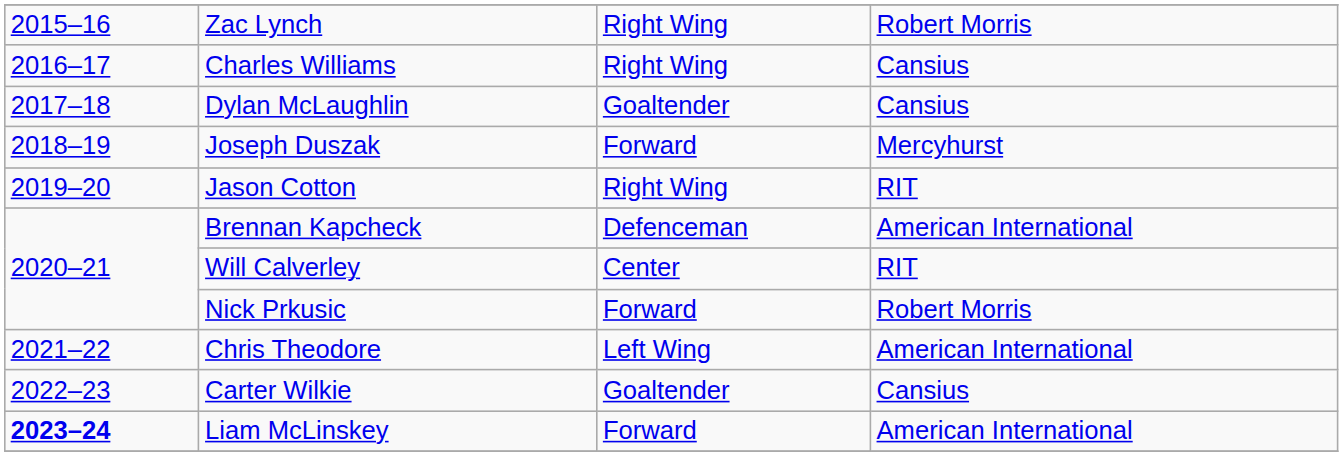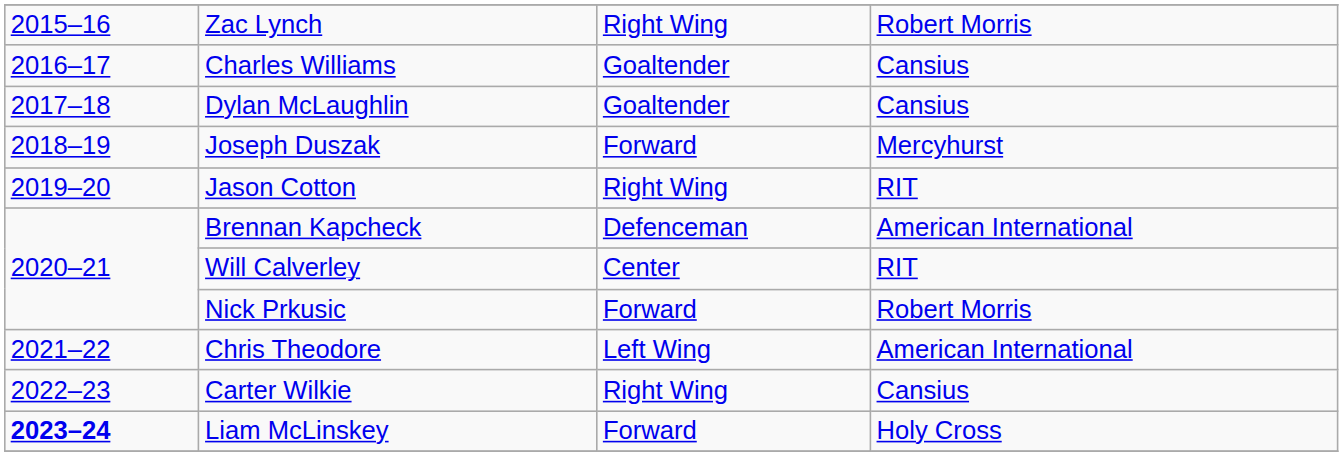(665, 65) Right Wing -> (666, 65) Goaltender
(666, 390) Goaltender -> (665, 390) Right Wing
(1005, 430) American International -> (939, 430) Holy Cross
